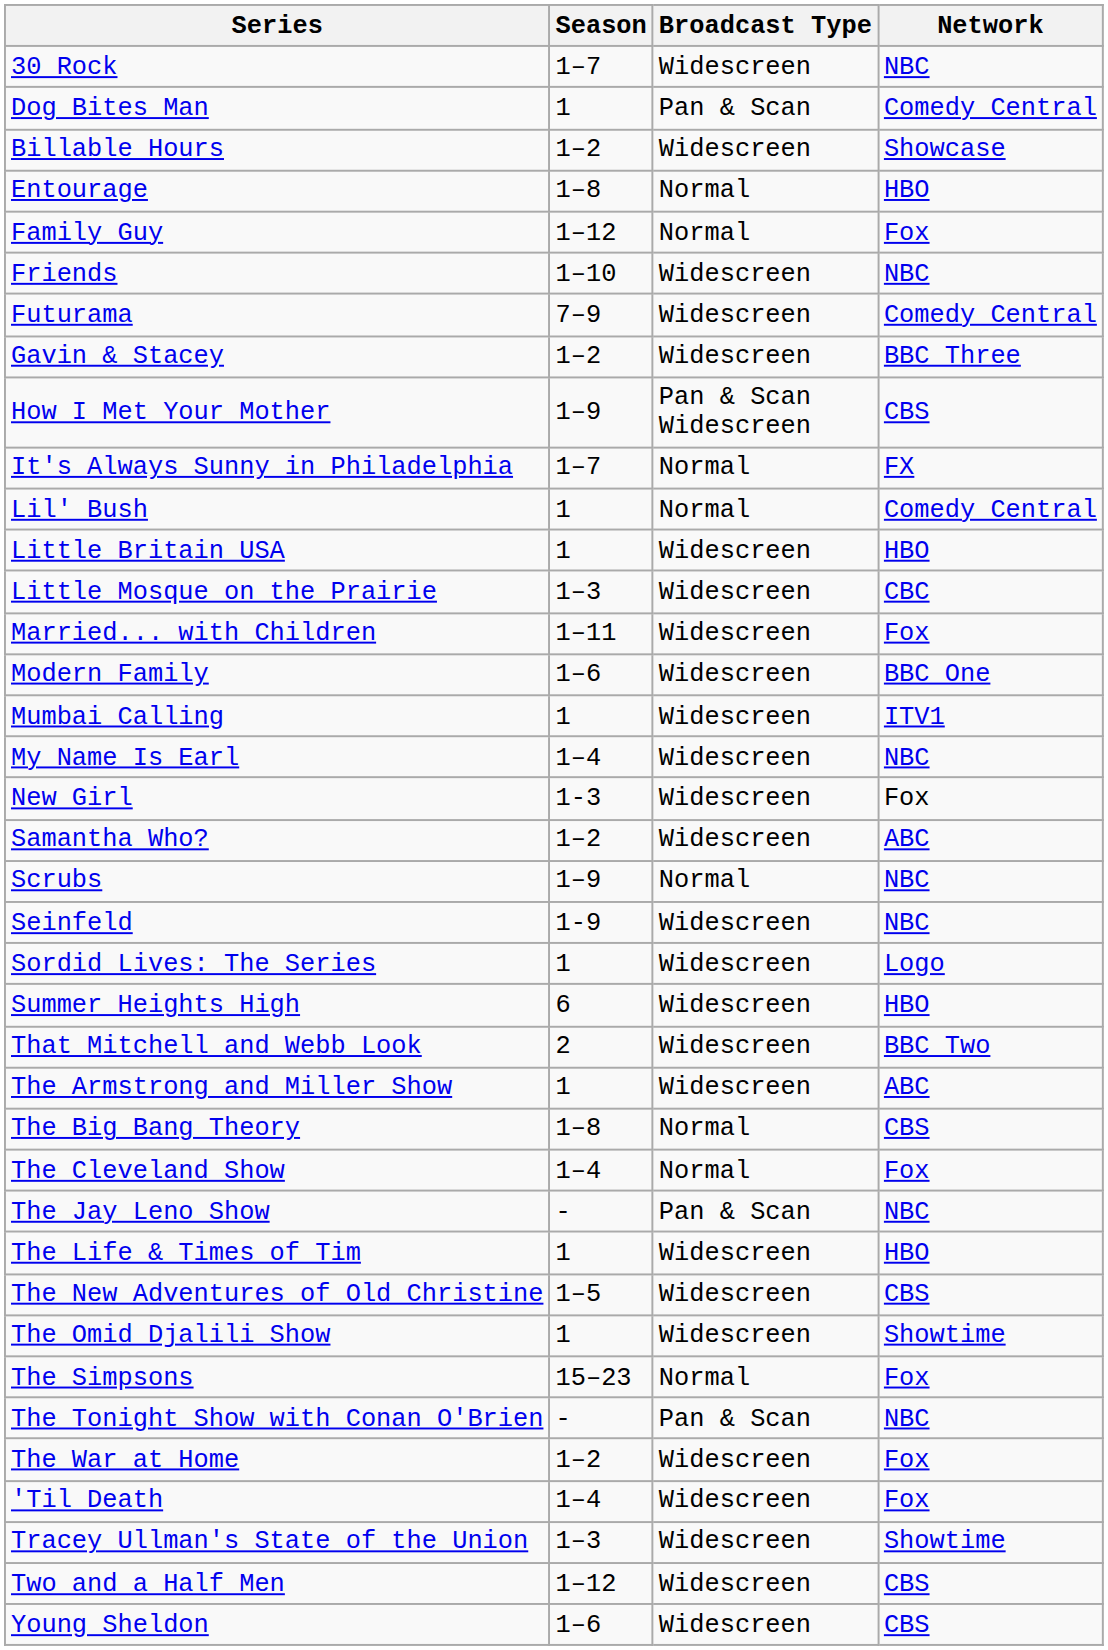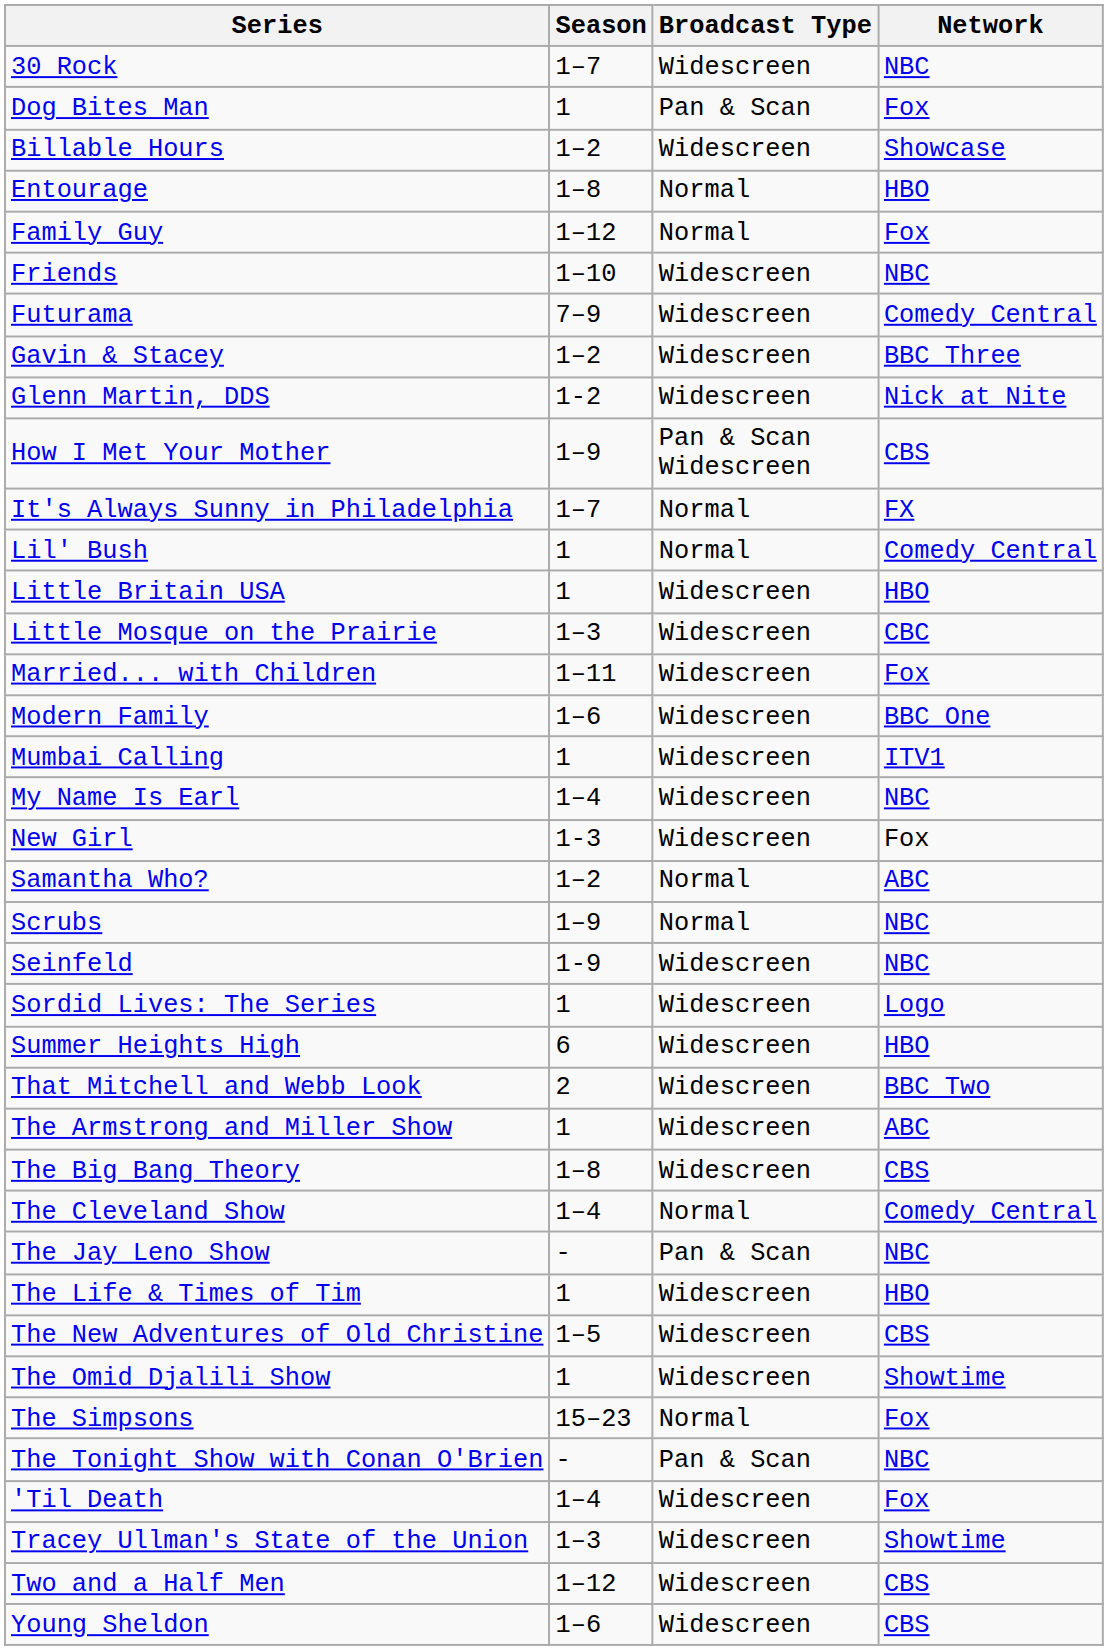(990, 108) Comedy Central -> (990, 108) Fox
+ row: (140, 397)
(765, 840) Widescreen -> (765, 881) Normal
(765, 1129) Normal -> (765, 1170) Widescreen
(990, 1170) Fox -> (990, 1212) Comedy Central
- row: (125, 1460)
